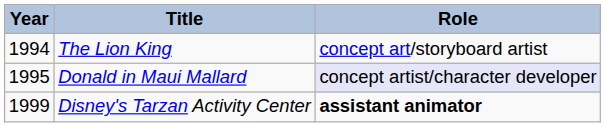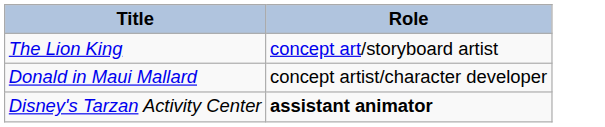- column: (29, 19)
(458, 77) lavender background -> (409, 77) no background
